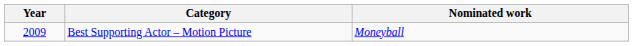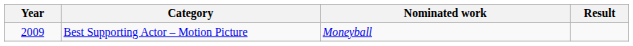+ column: (600, 13)
